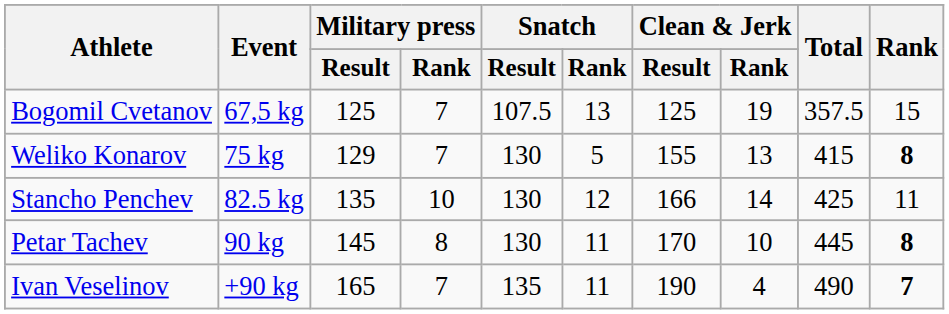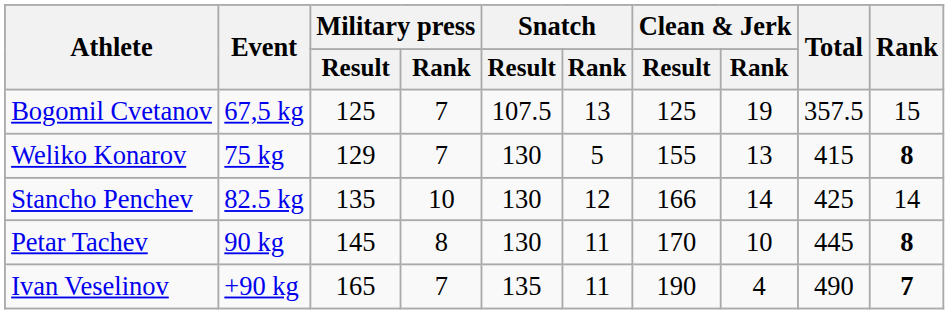(907, 199) 11 -> (907, 199) 14
